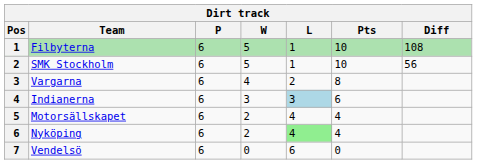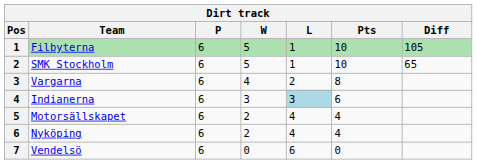(414, 47) 108 -> (414, 47) 105
(411, 64) 56 -> (411, 64) 65
(292, 133) lightgreen background -> (292, 133) no background
